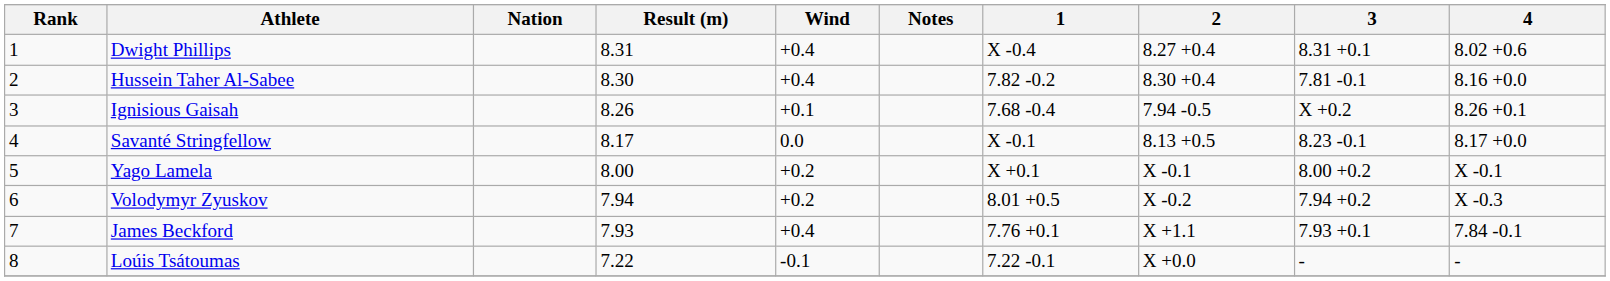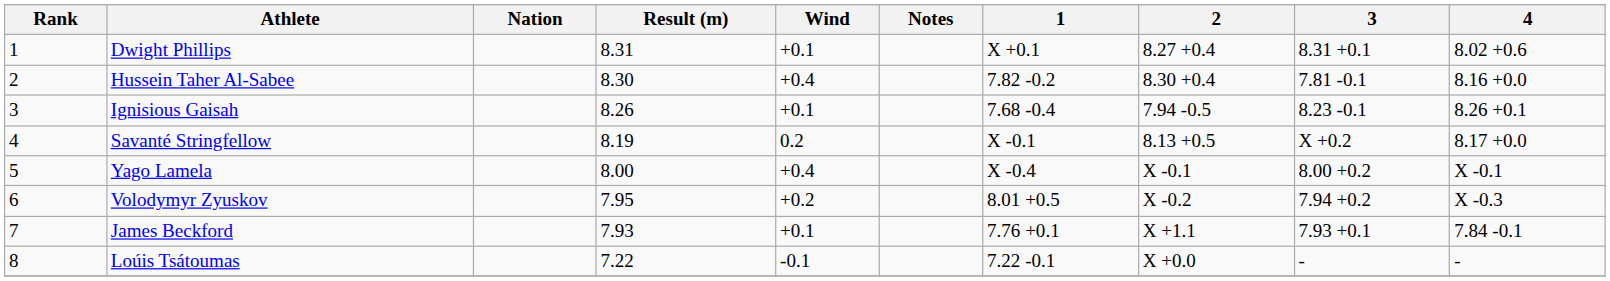(797, 49) +0.4 -> (797, 49) +0.1
(1011, 49) X -0.4 -> (1014, 49) X +0.1
(1325, 110) X +0.2 -> (1333, 110) 8.23 -0.1
(617, 140) 8.17 -> (617, 140) 8.19
(792, 140) 0.0 -> (792, 140) 0.2
(1333, 140) 8.23 -0.1 -> (1325, 140) X +0.2
(797, 170) +0.2 -> (797, 170) +0.4
(1014, 170) X +0.1 -> (1011, 170) X -0.4
(617, 200) 7.94 -> (617, 200) 7.95
(797, 230) +0.4 -> (797, 230) +0.1
